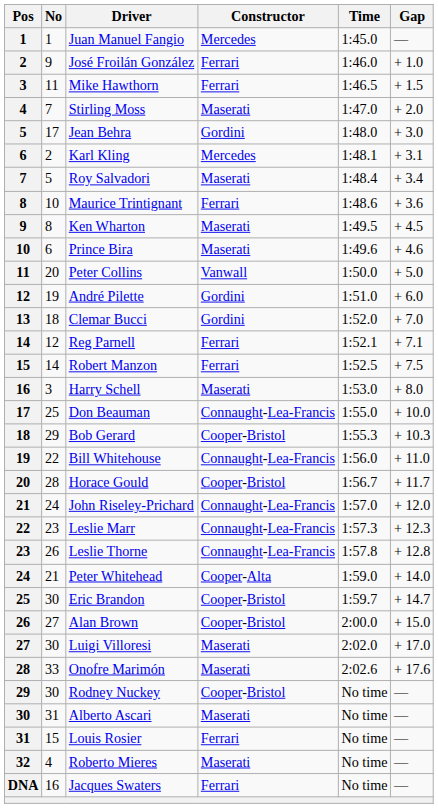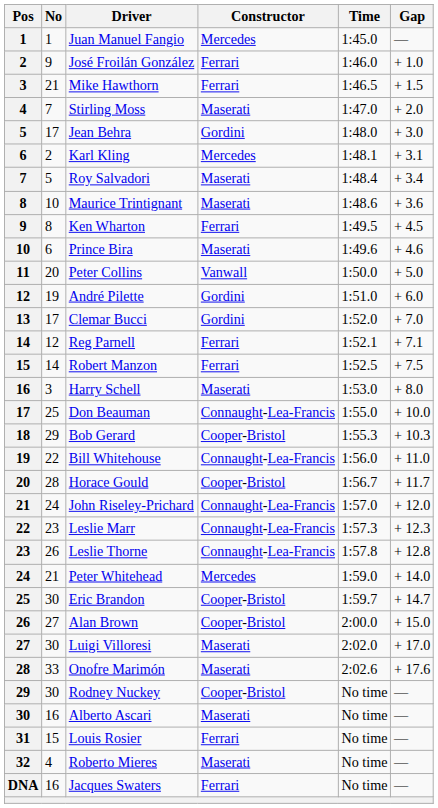(52, 86) 11 -> (52, 86) 21
(220, 202) Ferrari -> (226, 202) Maserati
(226, 226) Maserati -> (220, 226) Ferrari
(52, 319) 18 -> (52, 319) 17
(236, 575) Cooper-Alta -> (228, 575) Mercedes
(52, 715) 31 -> (52, 715) 16
